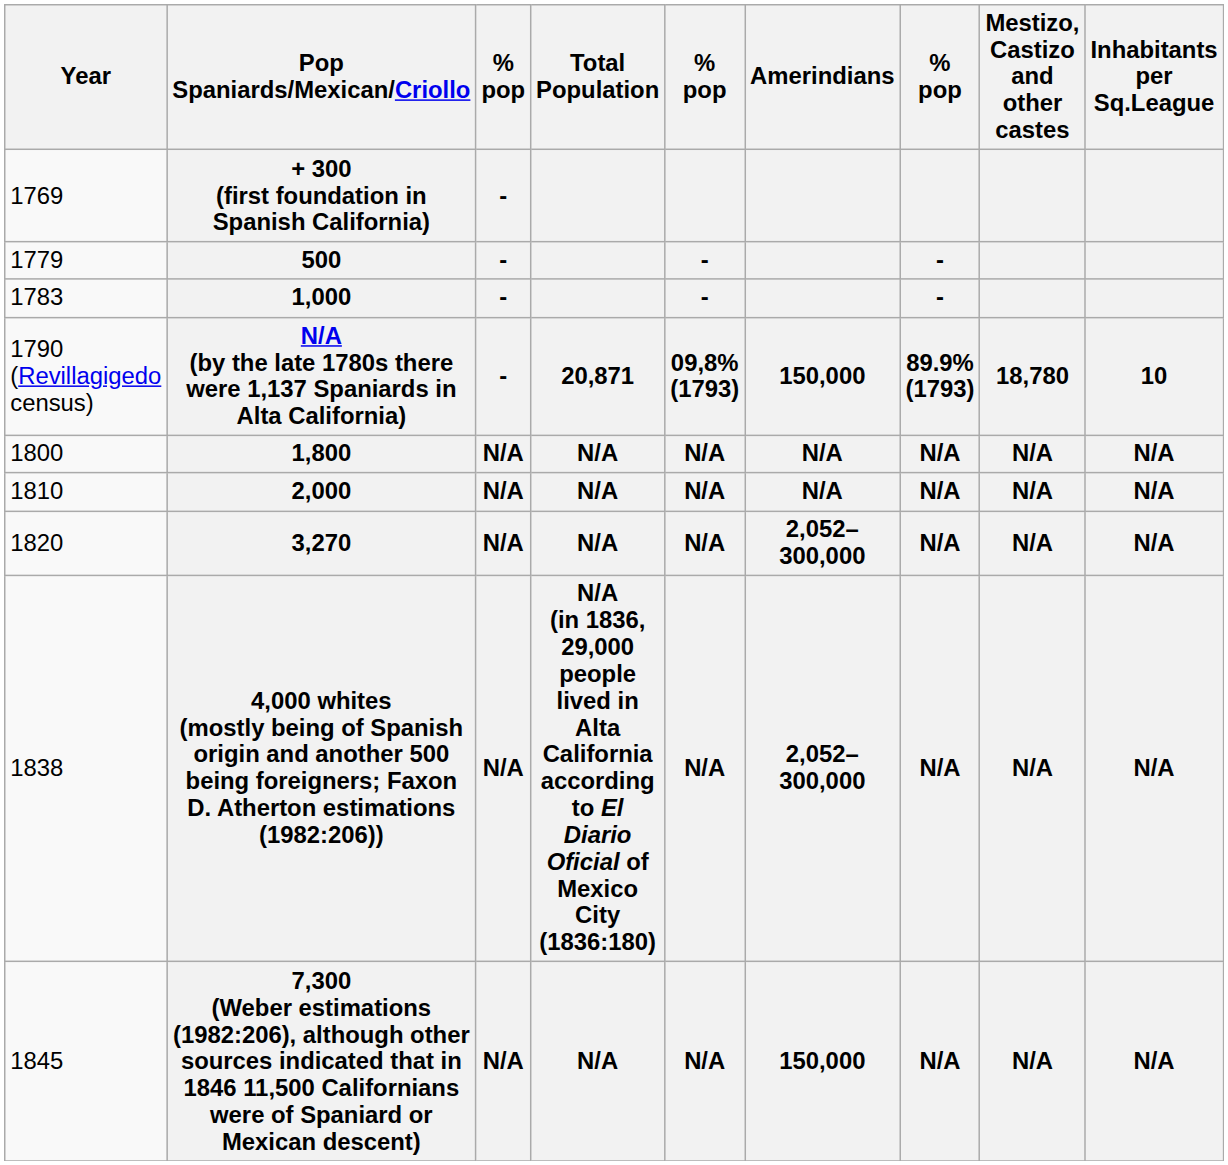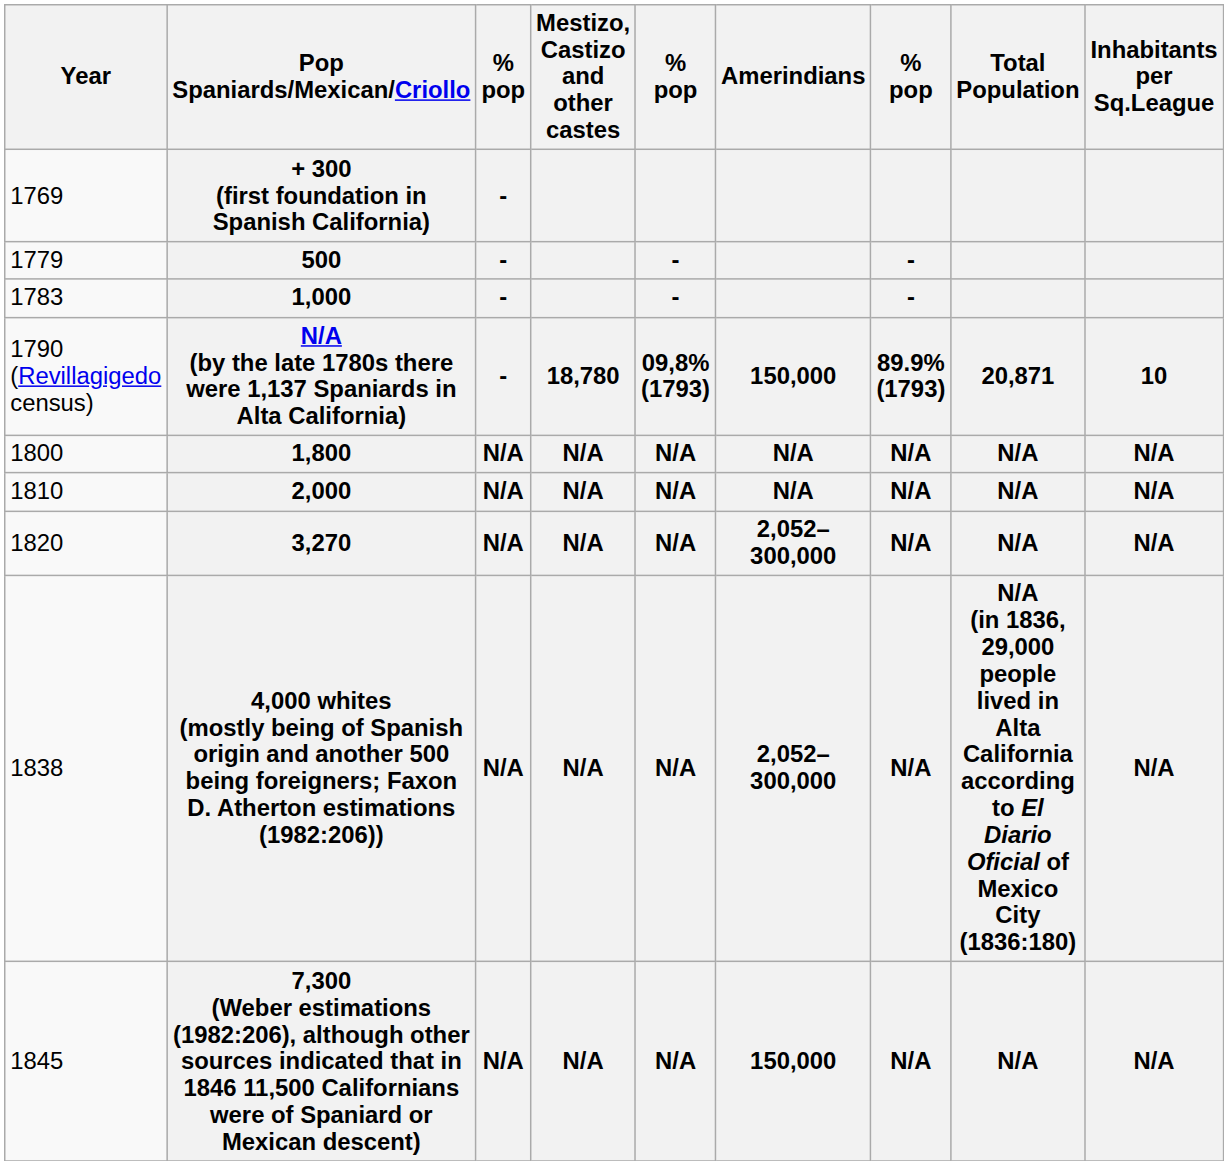columns swapped: (1032, 77) <-> (598, 77)
